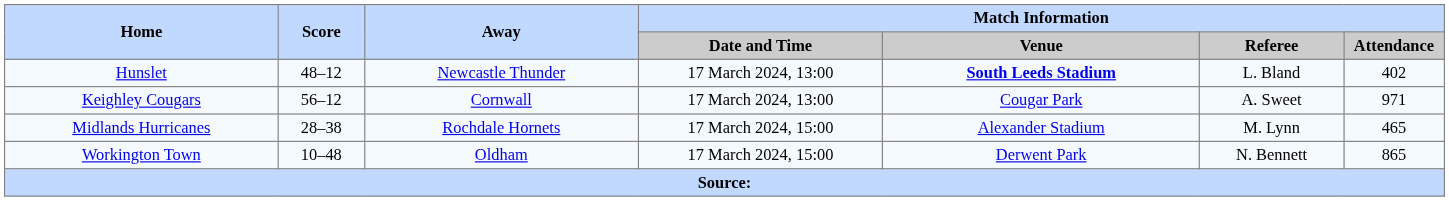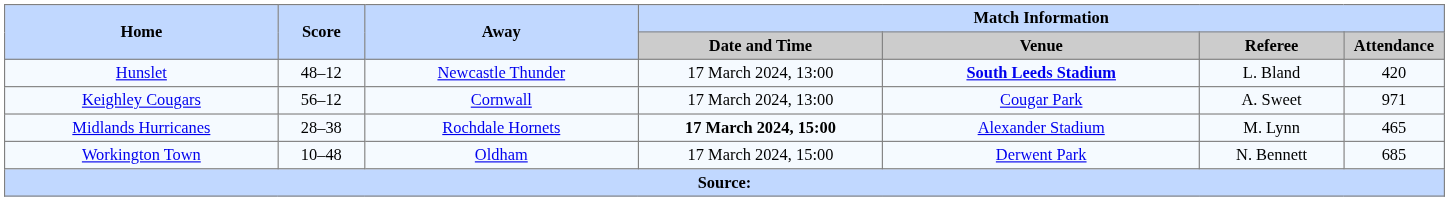(1394, 72) 402 -> (1394, 72) 420
(760, 127) normal -> (760, 127) bold
(1394, 154) 865 -> (1394, 154) 685
